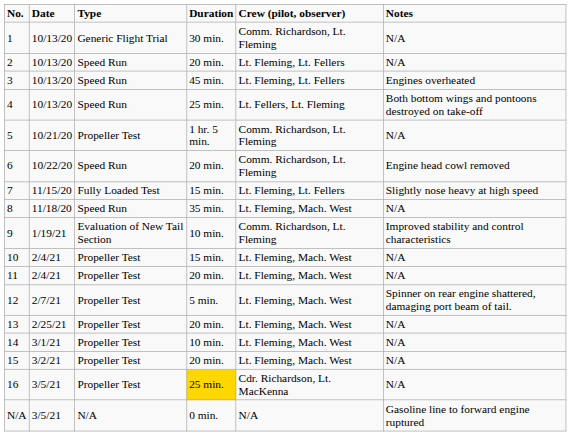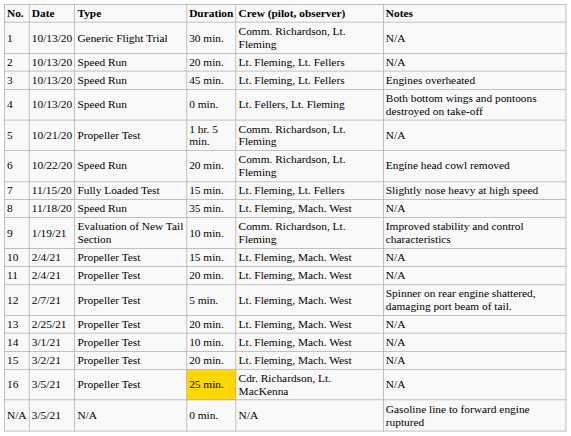(206, 104) 25 min. -> (204, 104) 0 min.
